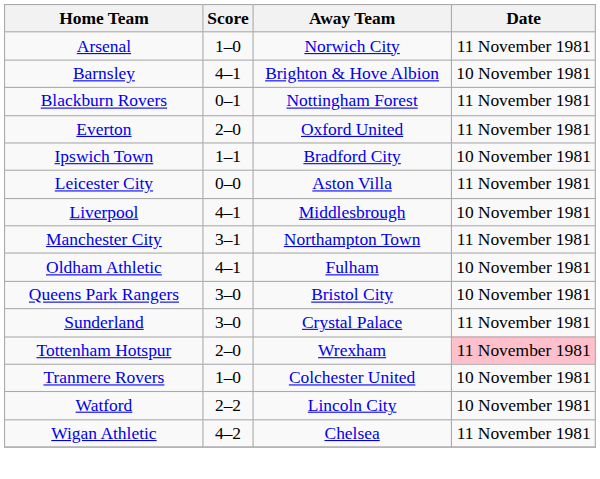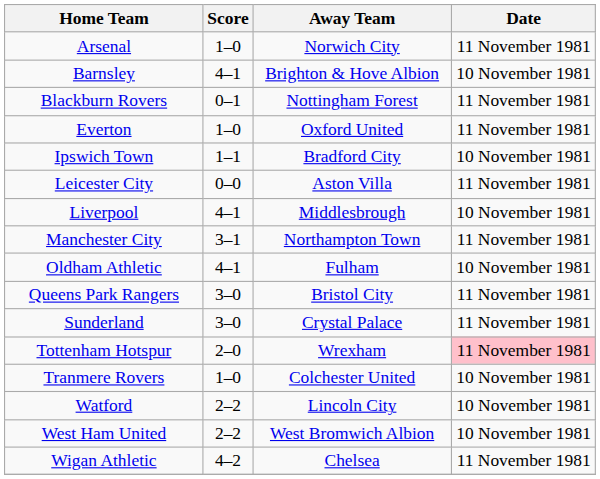(228, 128) 2–0 -> (228, 128) 1–0
(524, 294) 10 November 1981 -> (524, 294) 11 November 1981
+ row: (104, 433)
